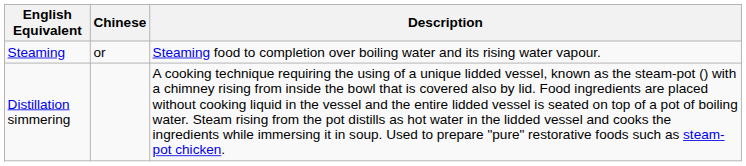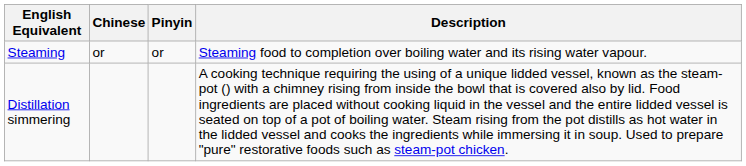+ column: (172, 22)
